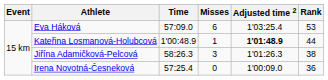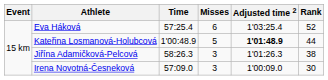(178, 27) 57:09.0 -> (178, 27) 57:25.4
(311, 27) 53 -> (311, 27) 52
(215, 41) 1 -> (215, 41) 5
(178, 68) 57:25.4 -> (178, 68) 57:09.0
(215, 68) 0 -> (215, 68) 3
(311, 68) 36 -> (311, 68) 30
